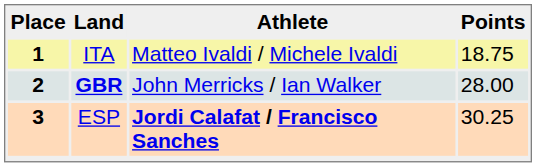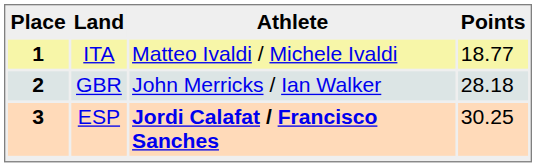(487, 54) 18.75 -> (487, 54) 18.77
(99, 85) bold -> (99, 85) normal
(487, 85) 28.00 -> (487, 85) 28.18
